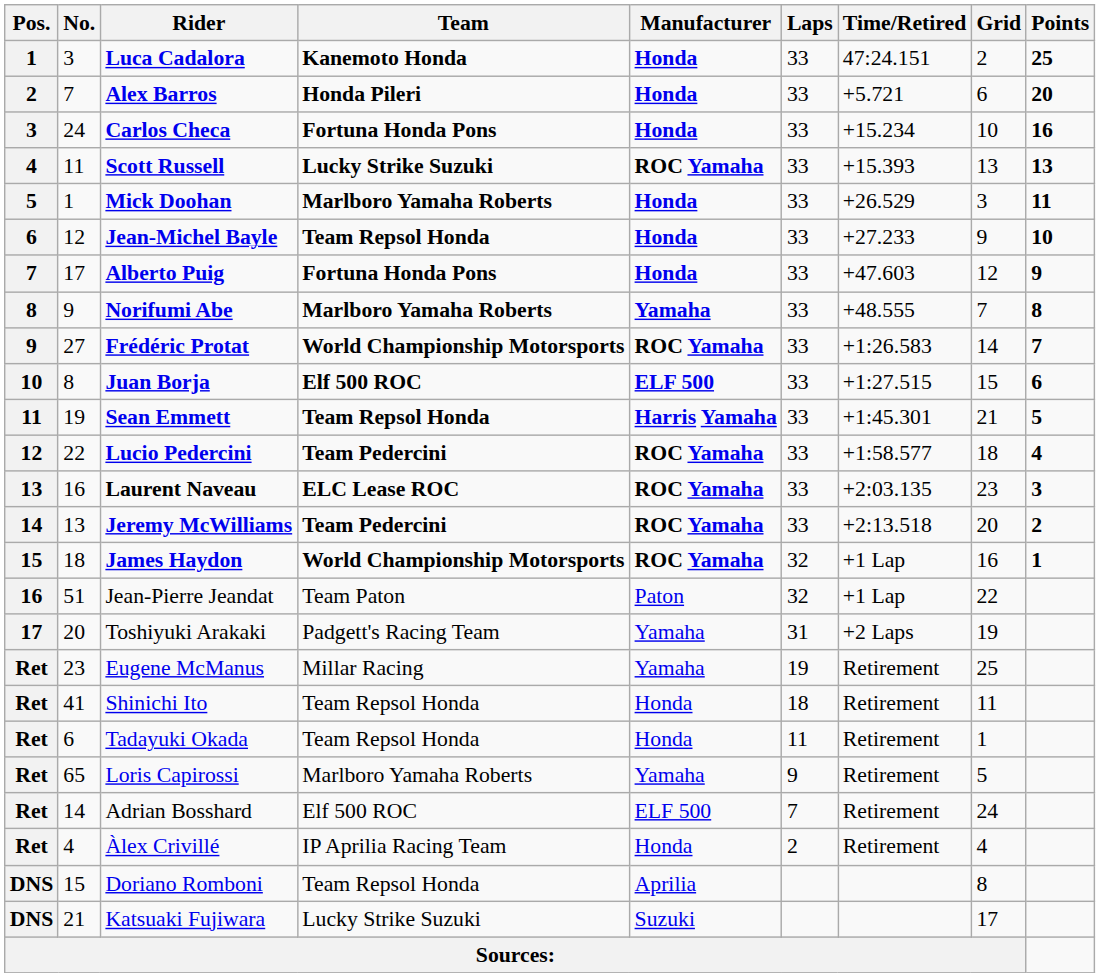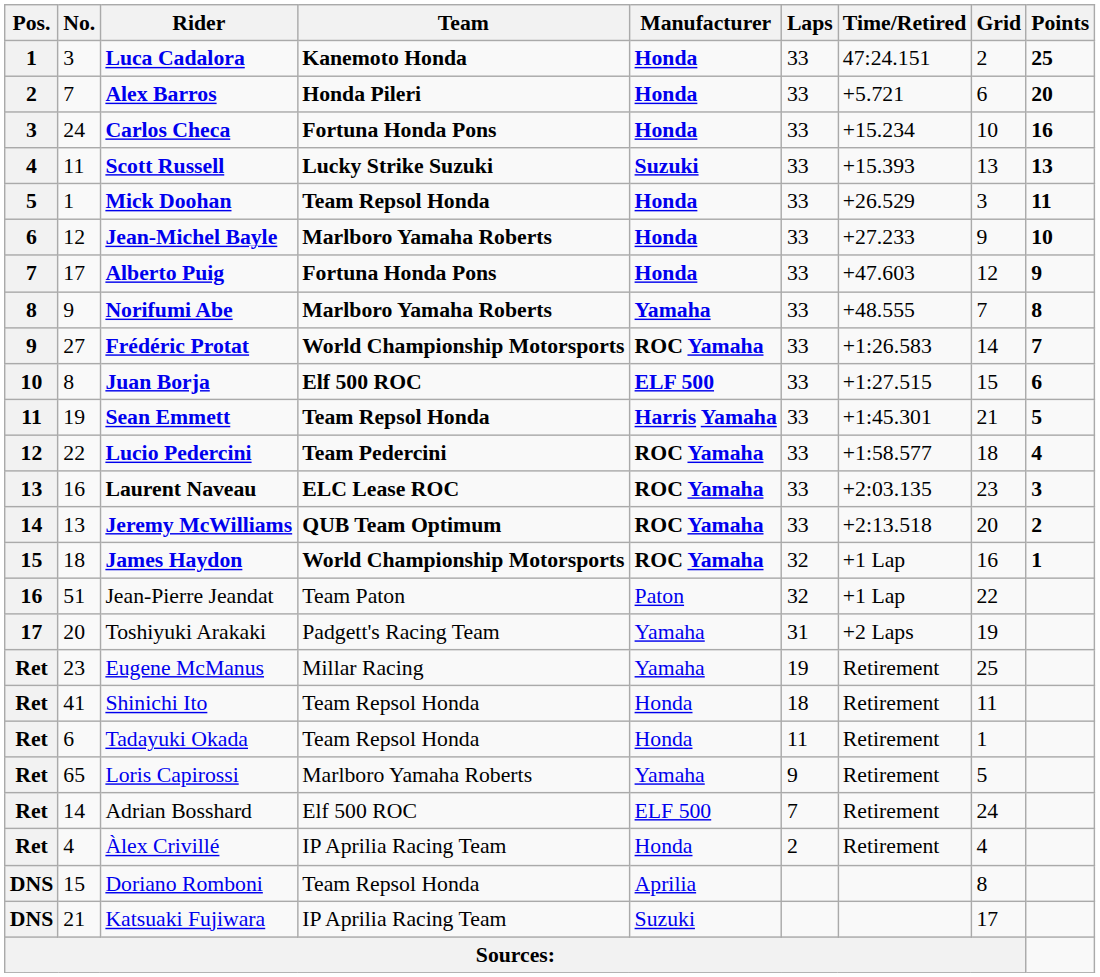(699, 165) ROC Yamaha -> (667, 165) Suzuki
(427, 201) Marlboro Yamaha Roberts -> (396, 201) Team Repsol Honda
(396, 237) Team Repsol Honda -> (427, 237) Marlboro Yamaha Roberts
(374, 524) Team Pedercini -> (402, 524) QUB Team Optimum
(392, 918) Lucky Strike Suzuki -> (404, 918) IP Aprilia Racing Team
